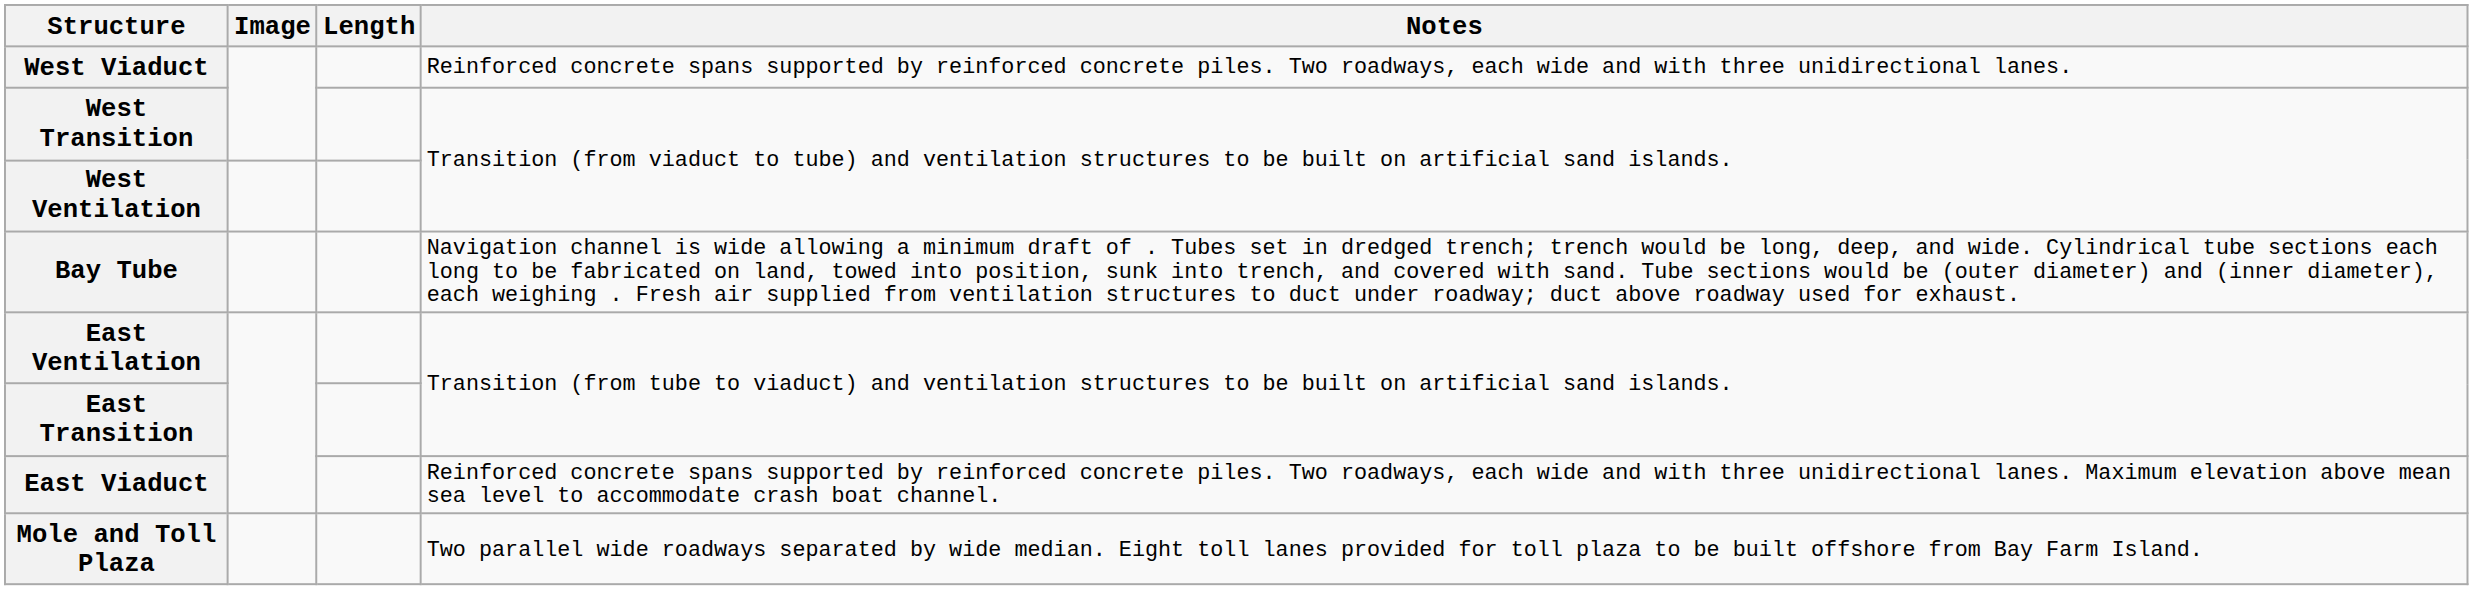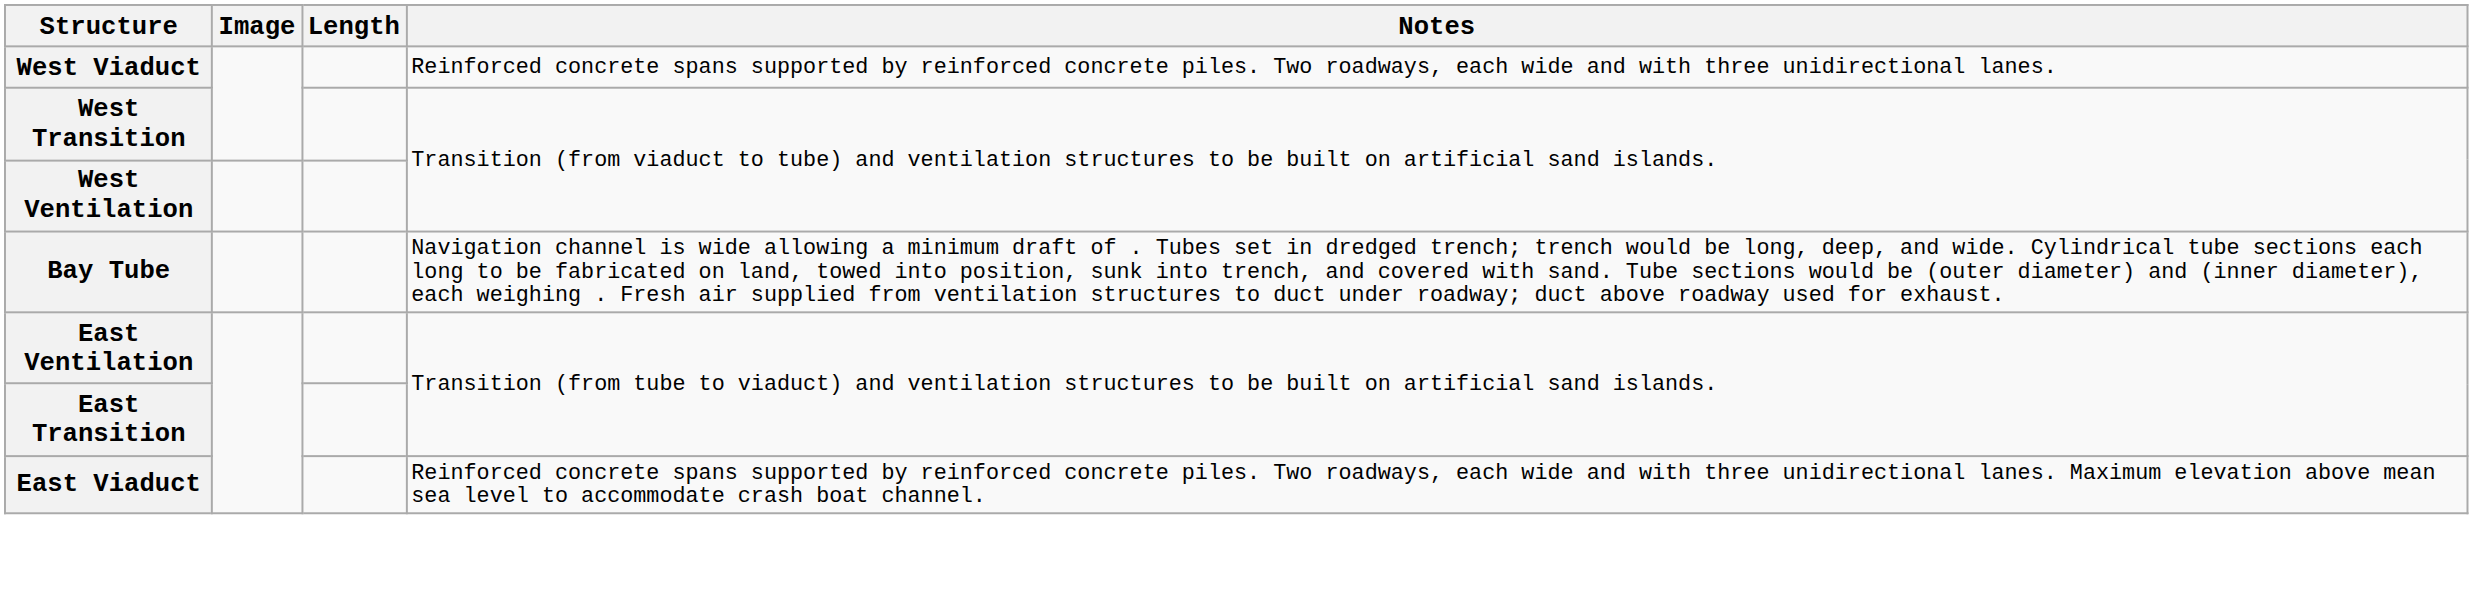- row: (116, 549)
